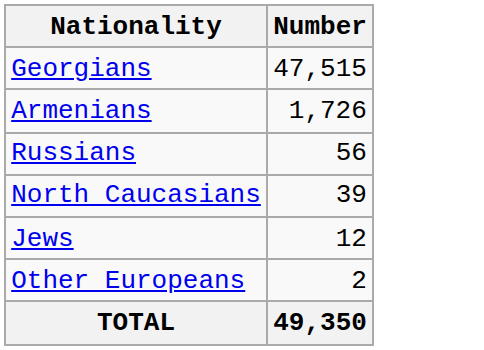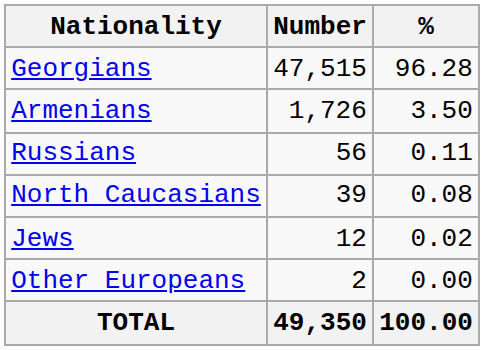+ column: (426, 26)
